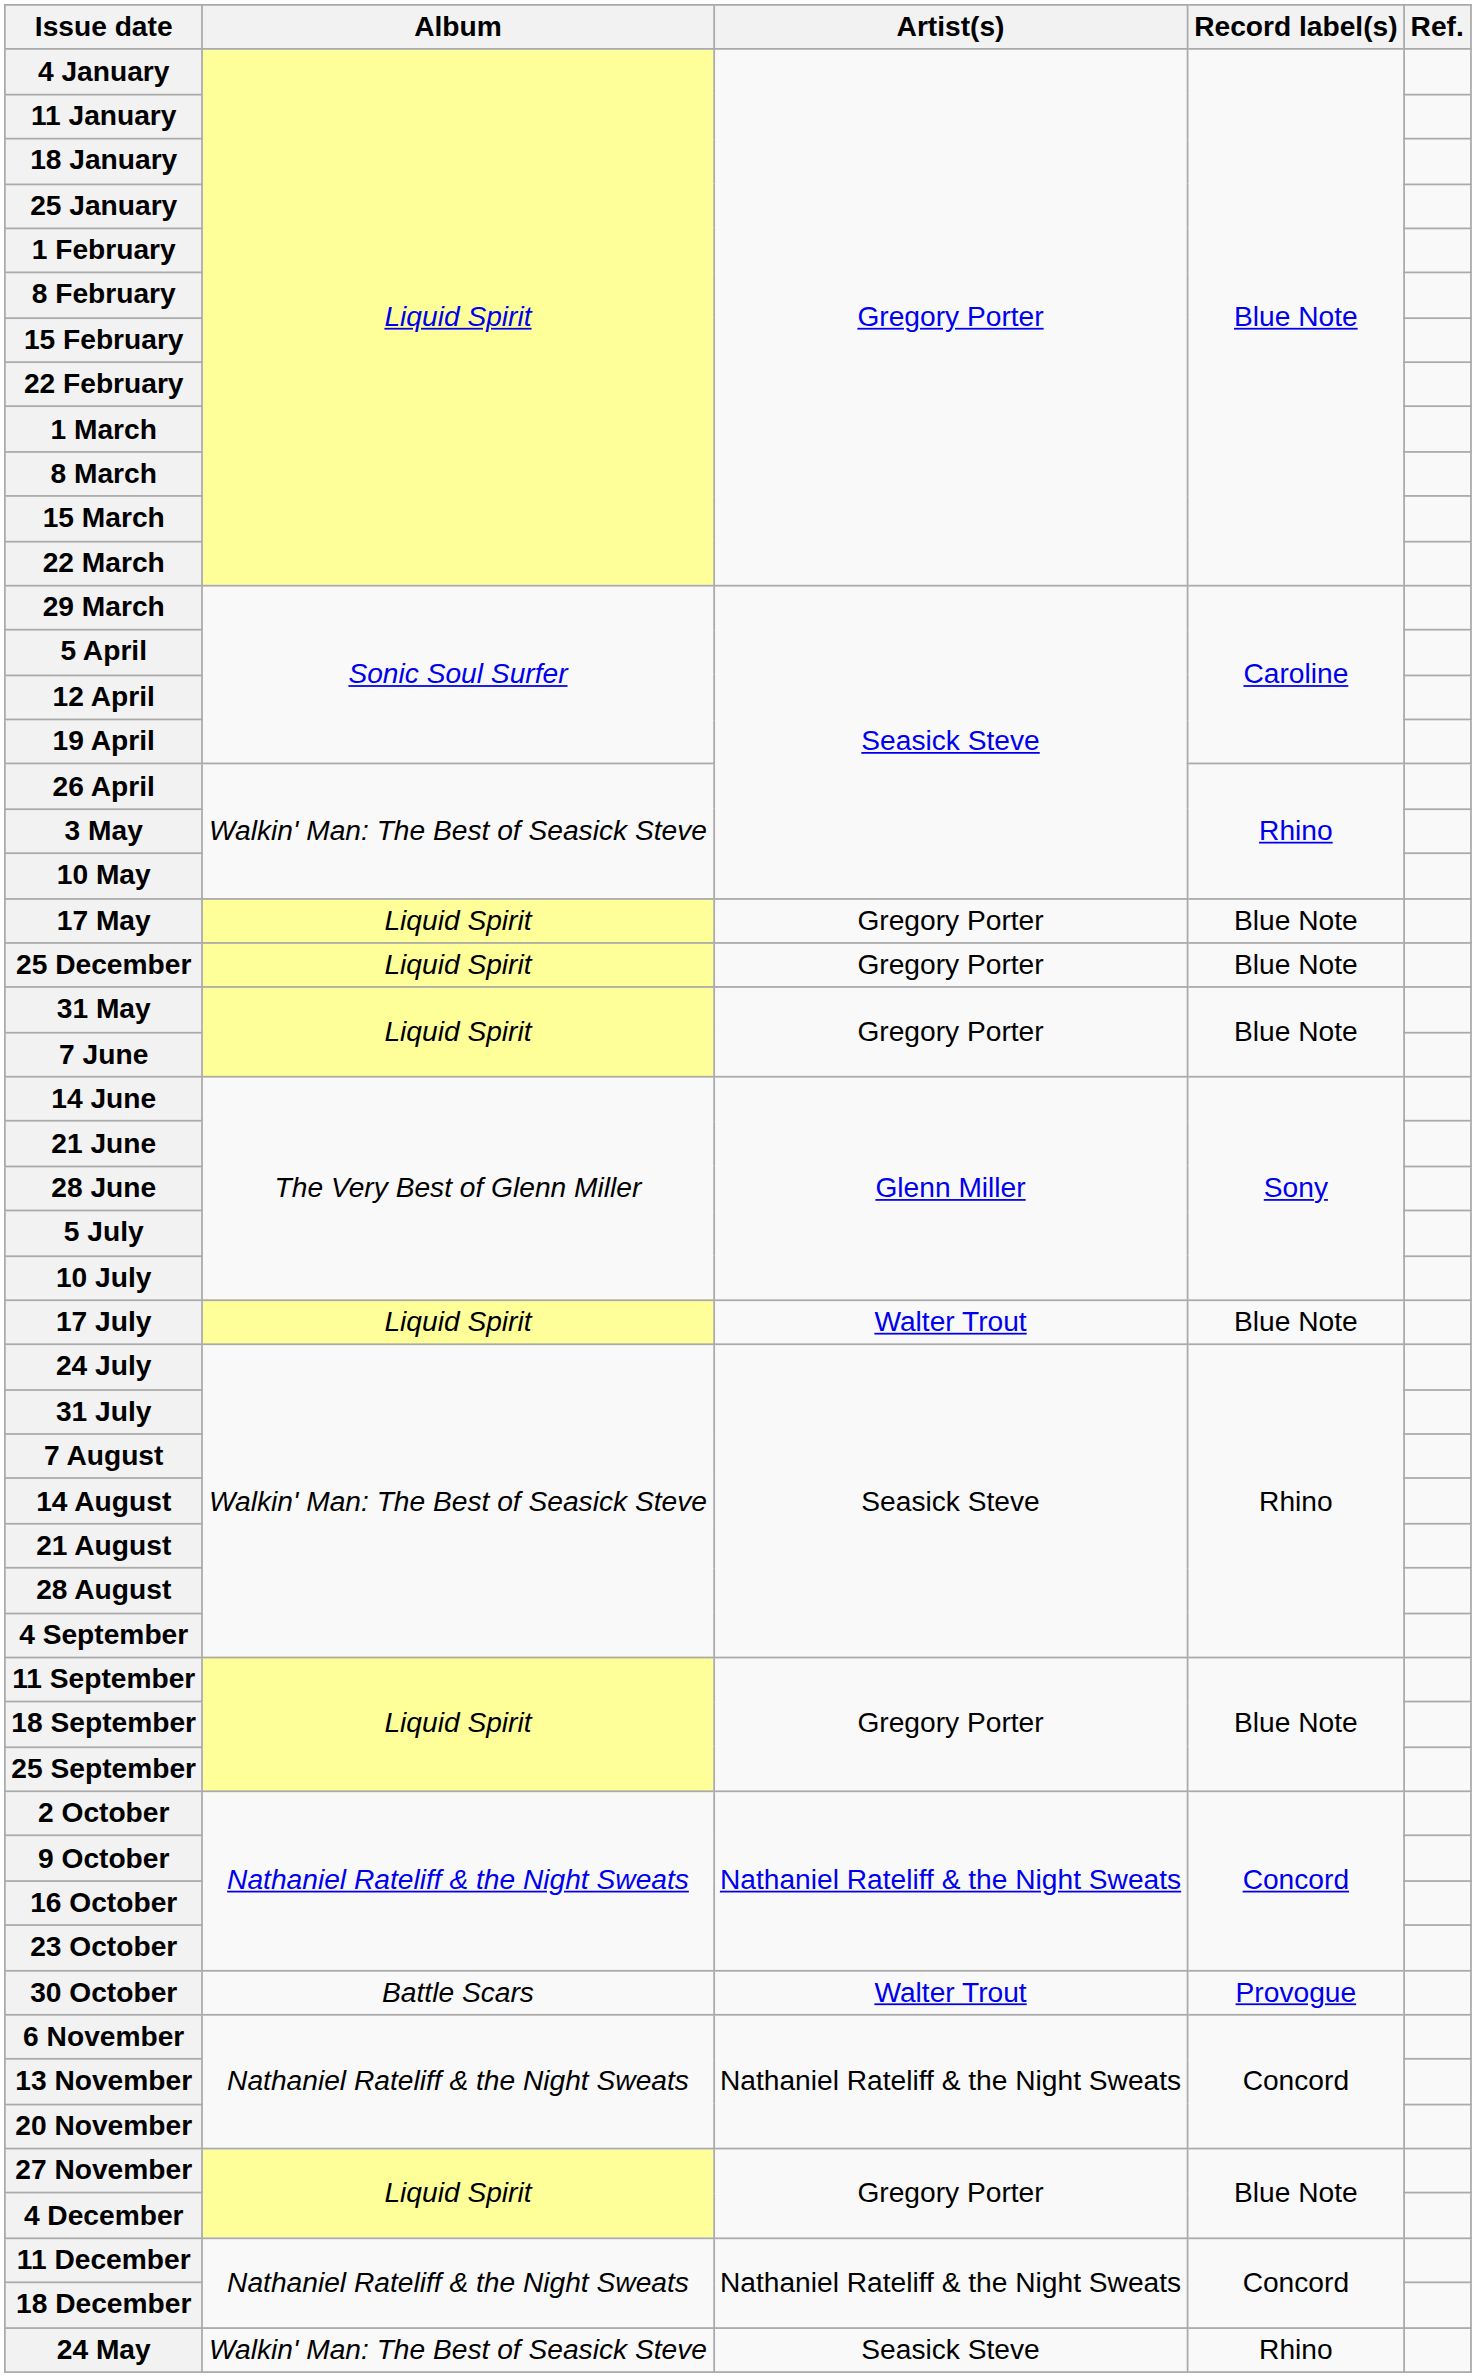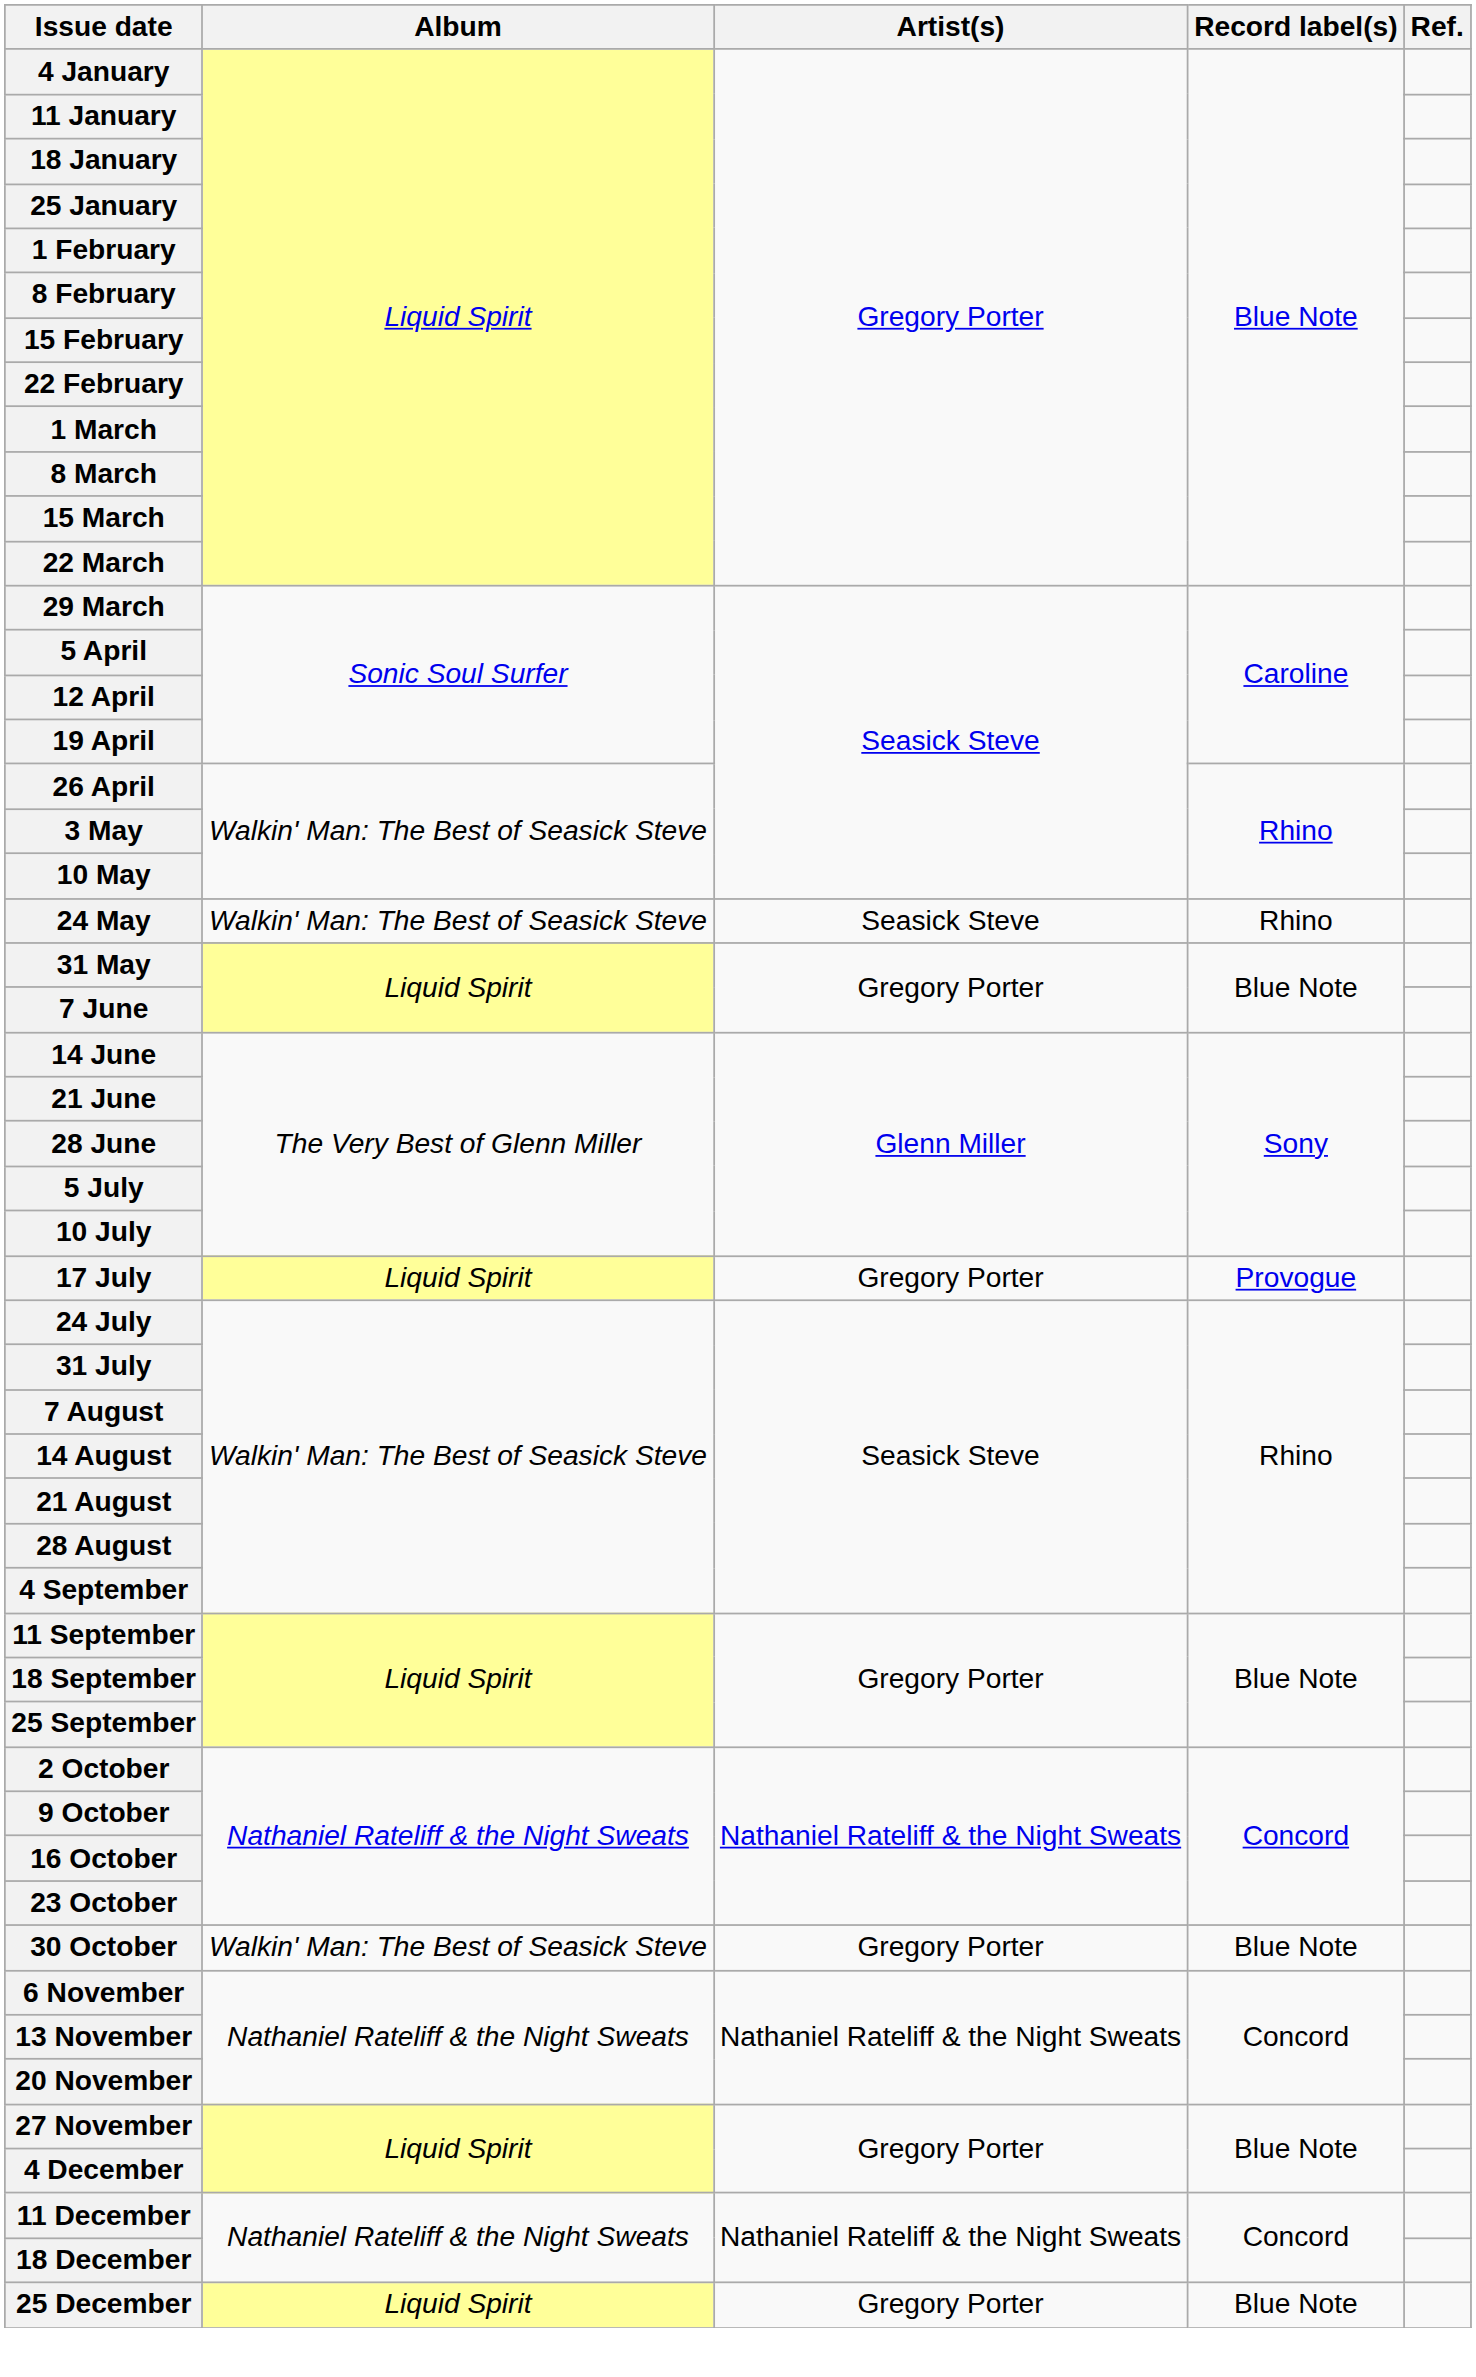- row: (104, 920)
rows swapped: (104, 2349) <-> (104, 964)
(951, 1321) Walter Trout -> (951, 1277) Gregory Porter
(1296, 1321) Blue Note -> (1296, 1277) Provogue
(458, 1991) Battle Scars -> (458, 1947) Walkin' Man: The Best of Seasick Steve
(951, 1991) Walter Trout -> (951, 1947) Gregory Porter
(1296, 1991) Provogue -> (1296, 1947) Blue Note
